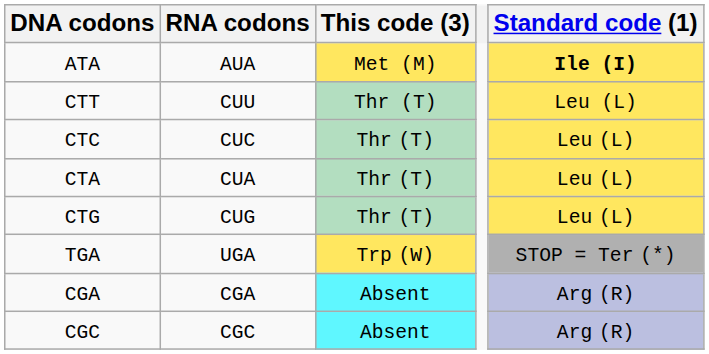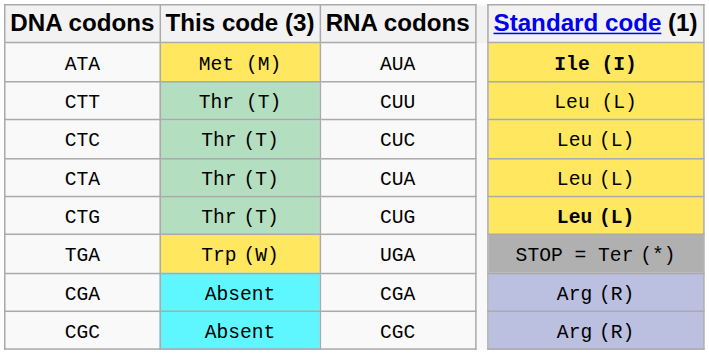columns swapped: (238, 23) <-> (395, 23)
(596, 215) normal -> (596, 215) bold
